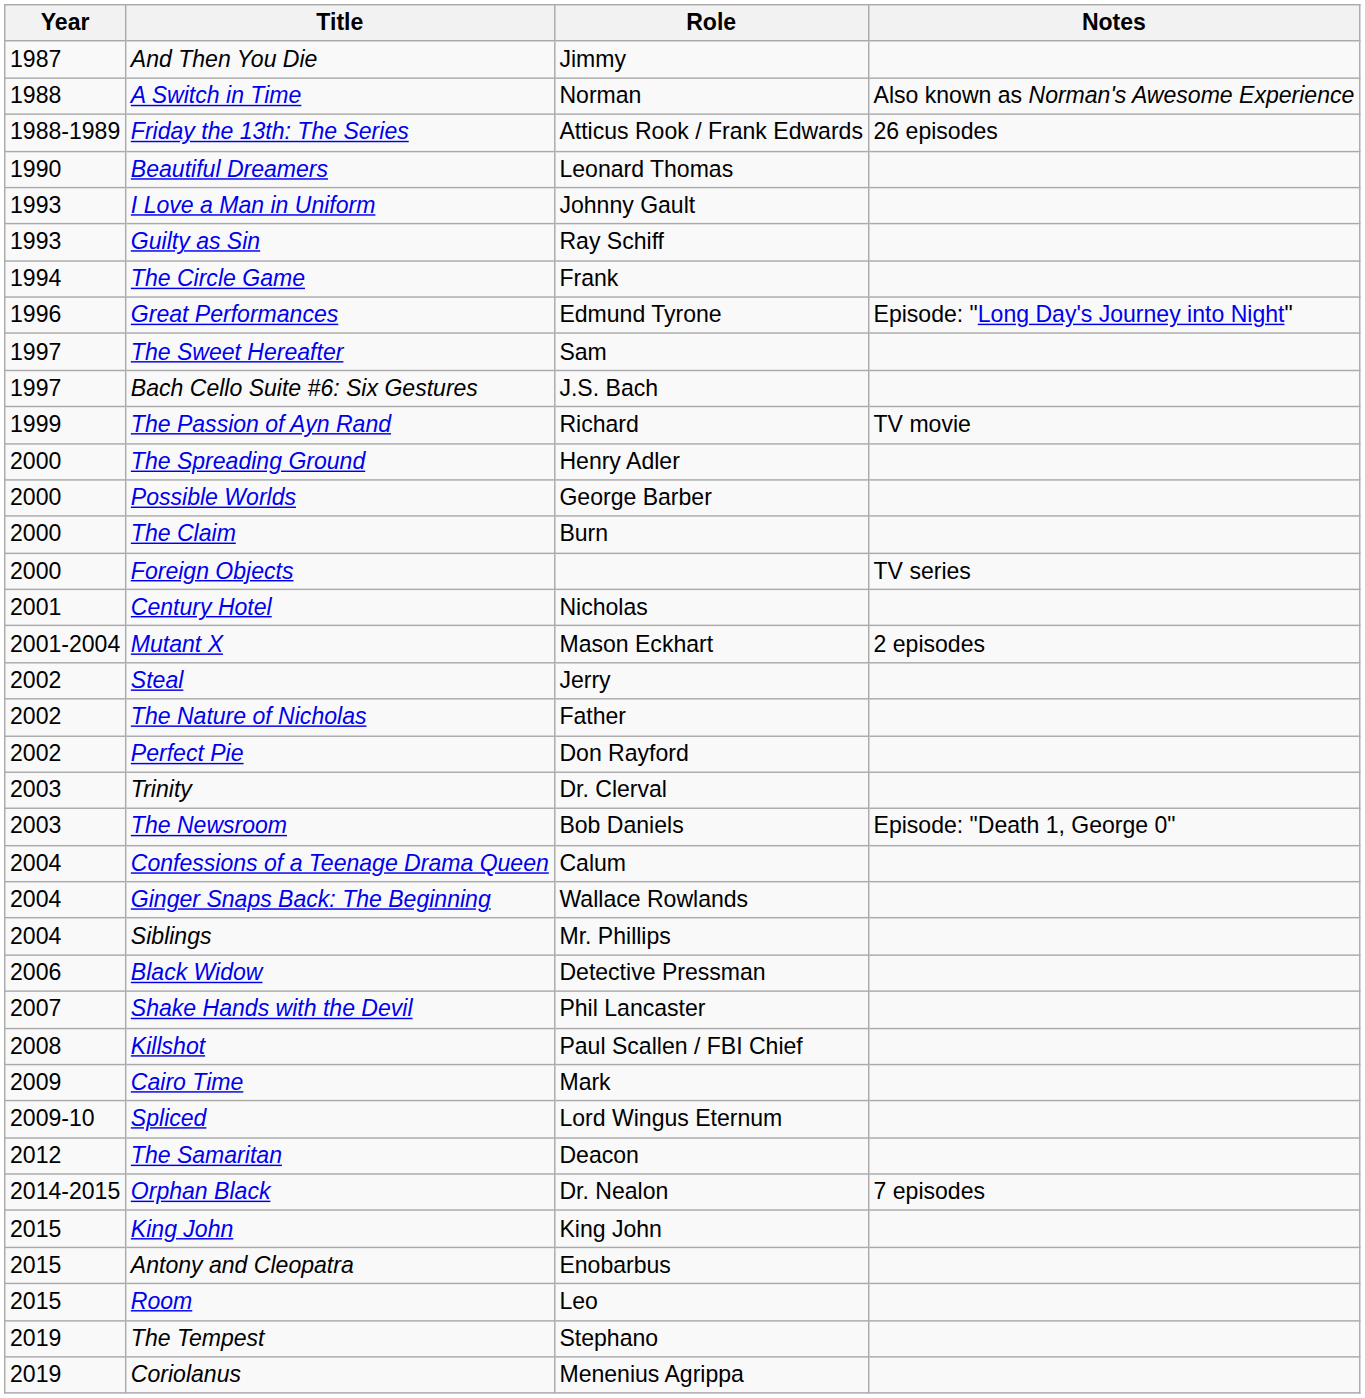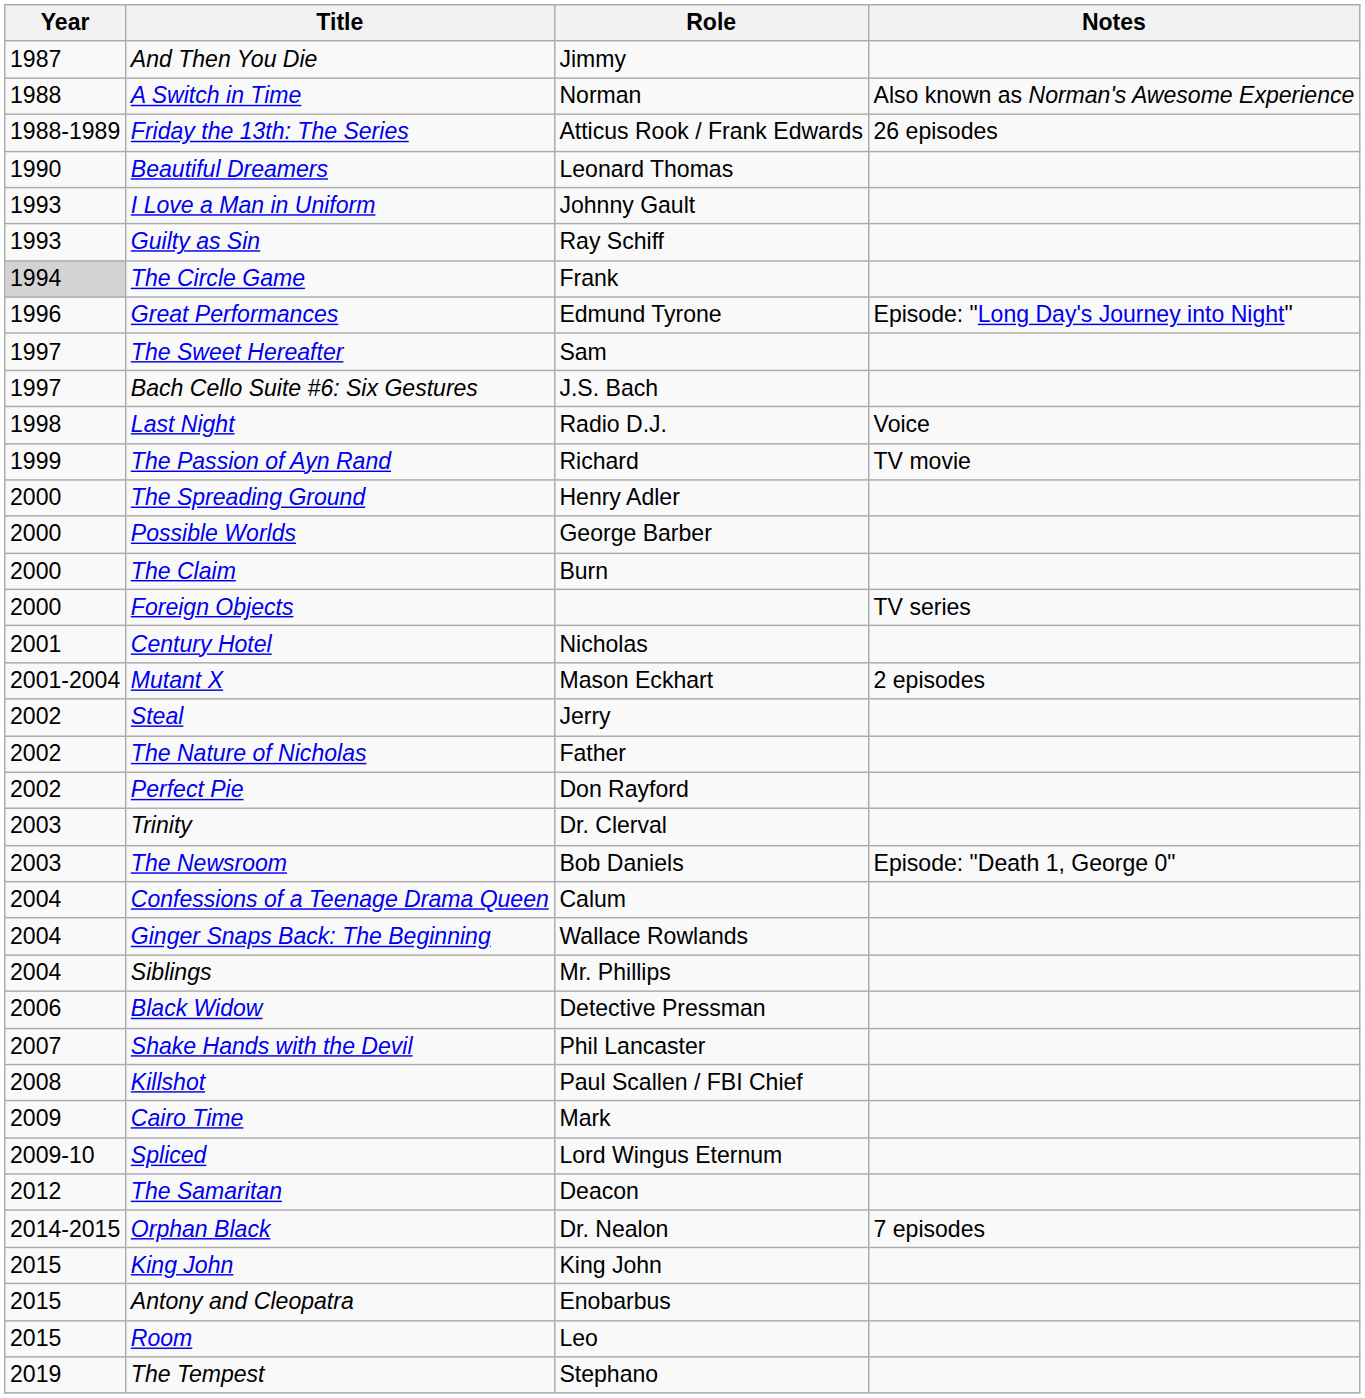(36, 278) no background -> (36, 278) lightgrey background
+ row: (183, 424)
- row: (186, 1374)
